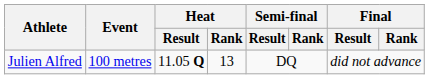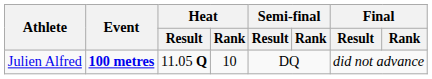(120, 62) normal -> (121, 62) bold
(227, 62) 13 -> (230, 62) 10
